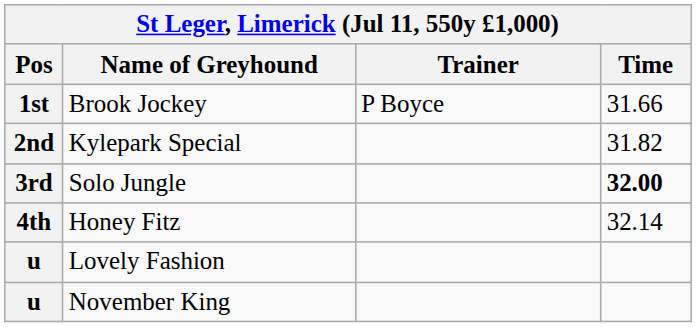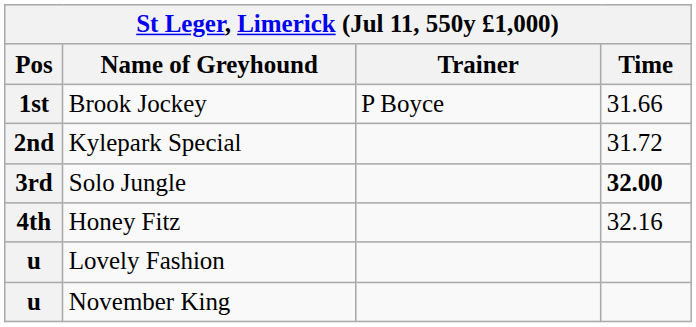(635, 143) 31.82 -> (635, 143) 31.72
(635, 222) 32.14 -> (635, 222) 32.16
